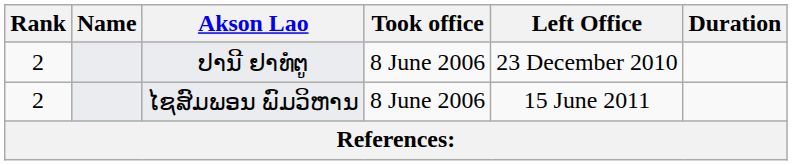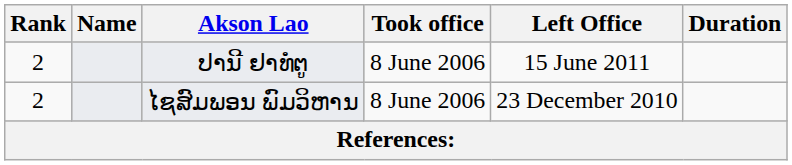(587, 61) 23 December 2010 -> (587, 61) 15 June 2011
(587, 101) 15 June 2011 -> (587, 101) 23 December 2010
